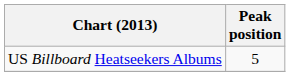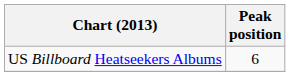(255, 58) 5 -> (255, 58) 6
